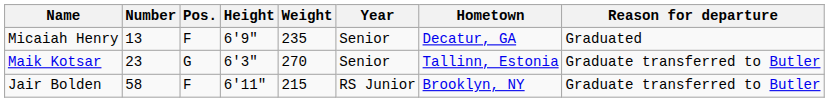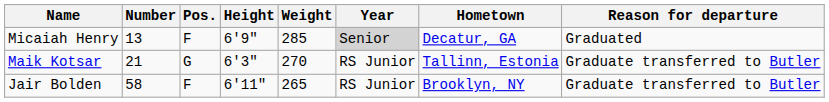(294, 39) 235 -> (294, 39) 285
(365, 39) no background -> (365, 39) lightgrey background
(134, 62) 23 -> (134, 62) 21
(365, 62) Senior -> (378, 62) RS Junior
(294, 85) 215 -> (294, 85) 265
